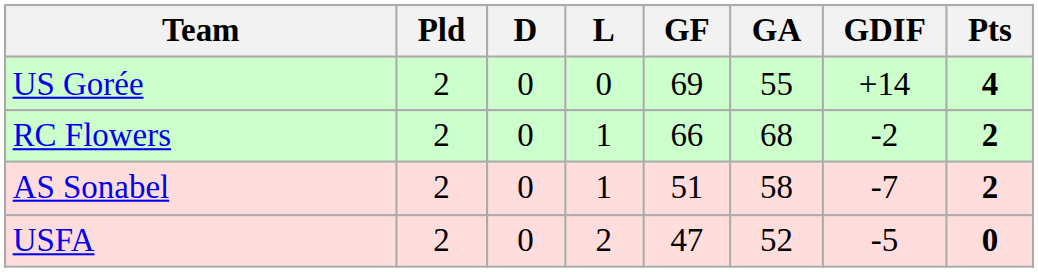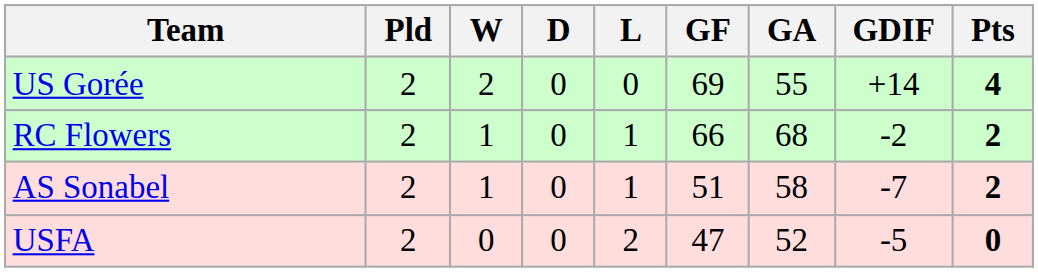+ column: (486, 30)
